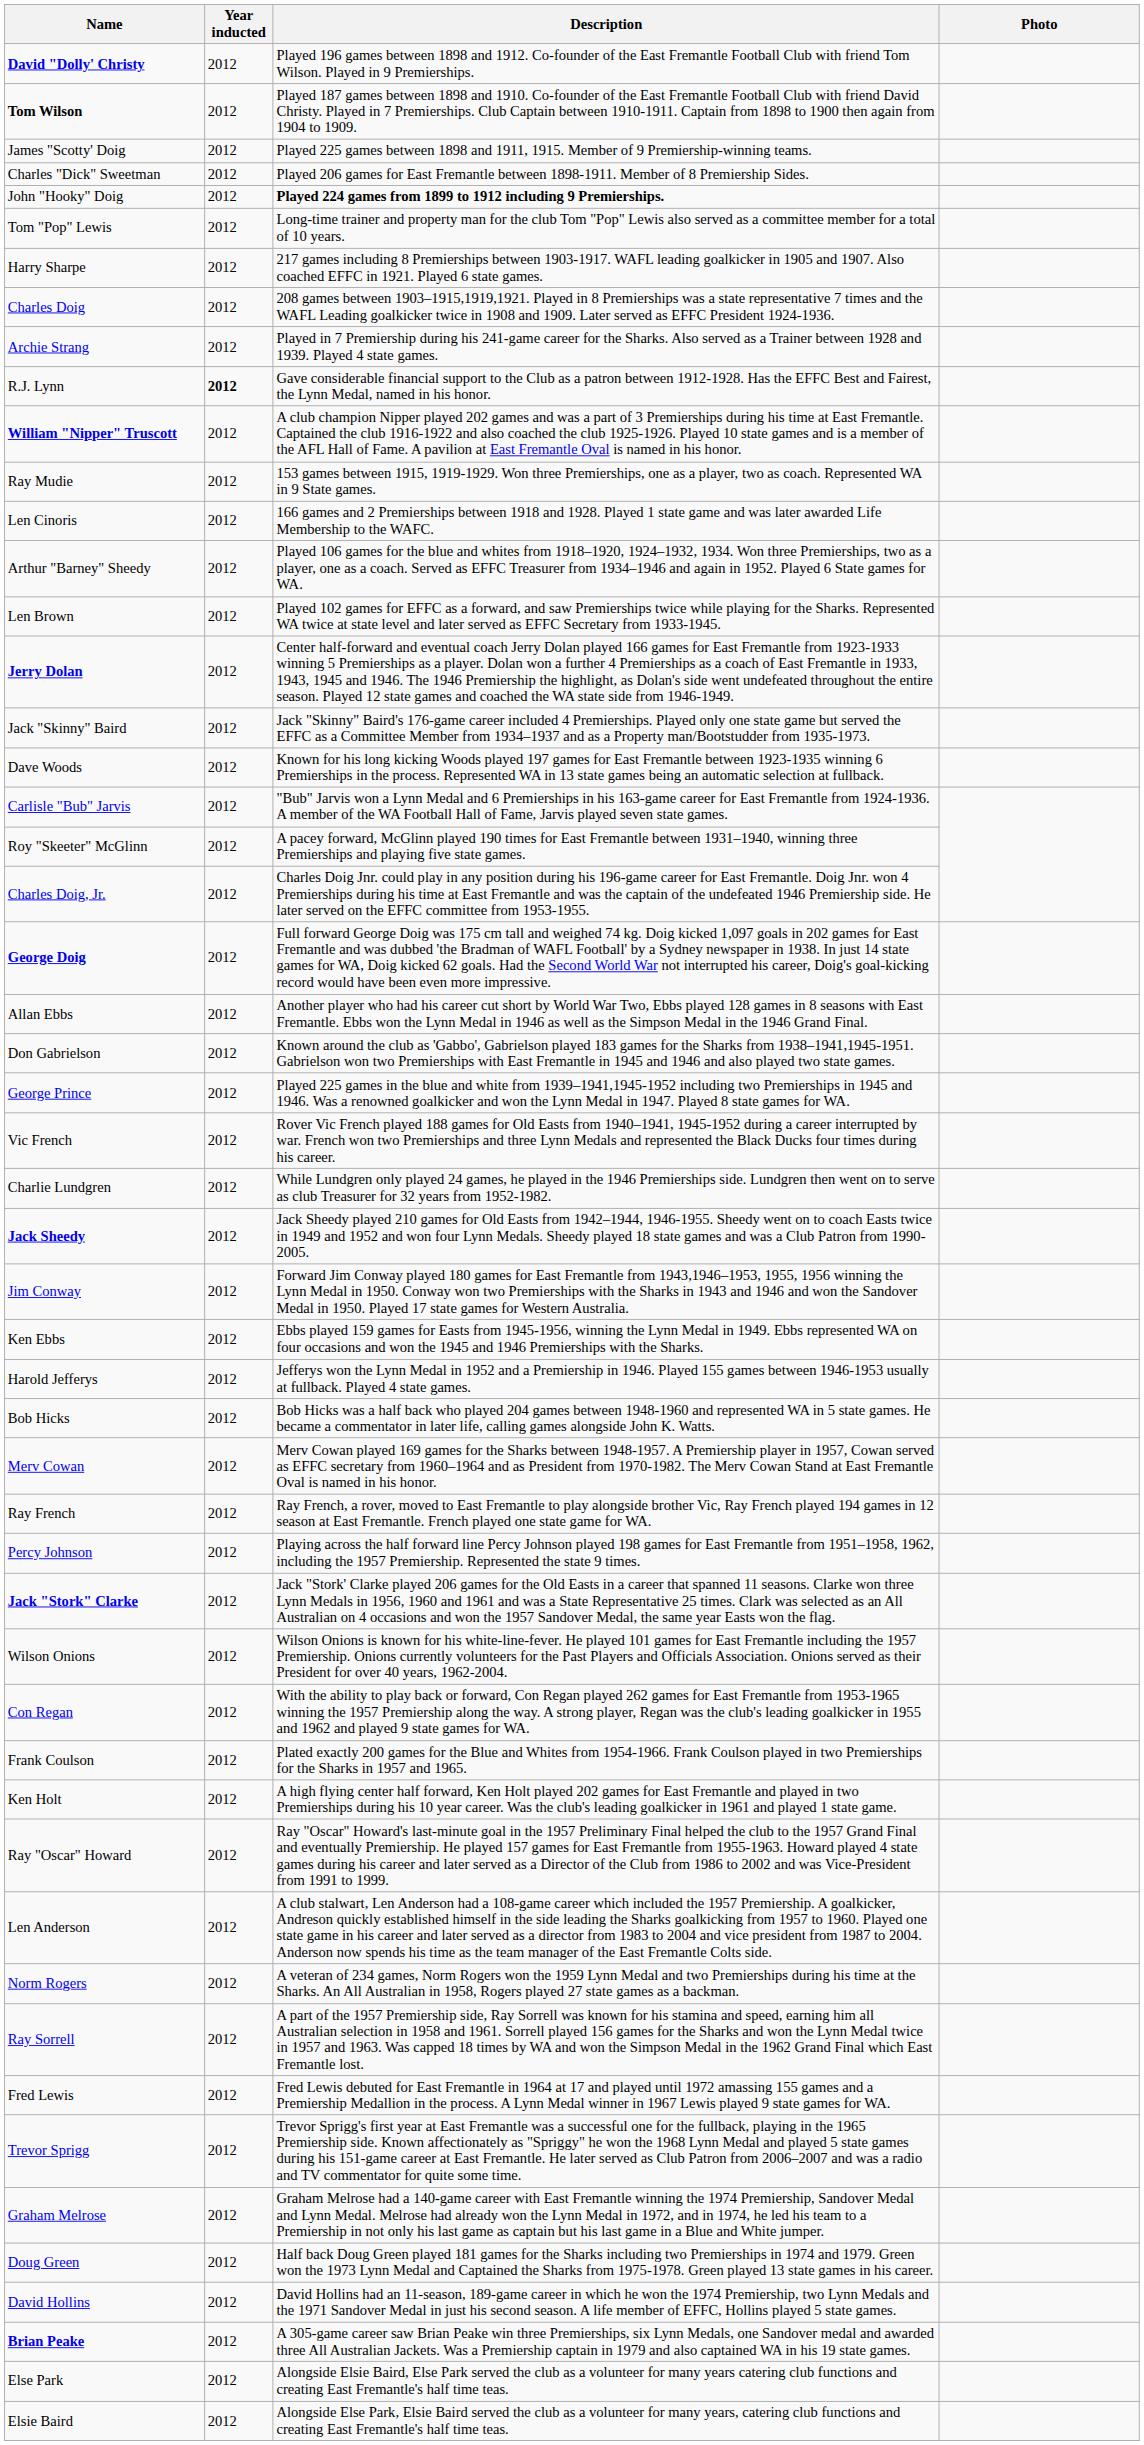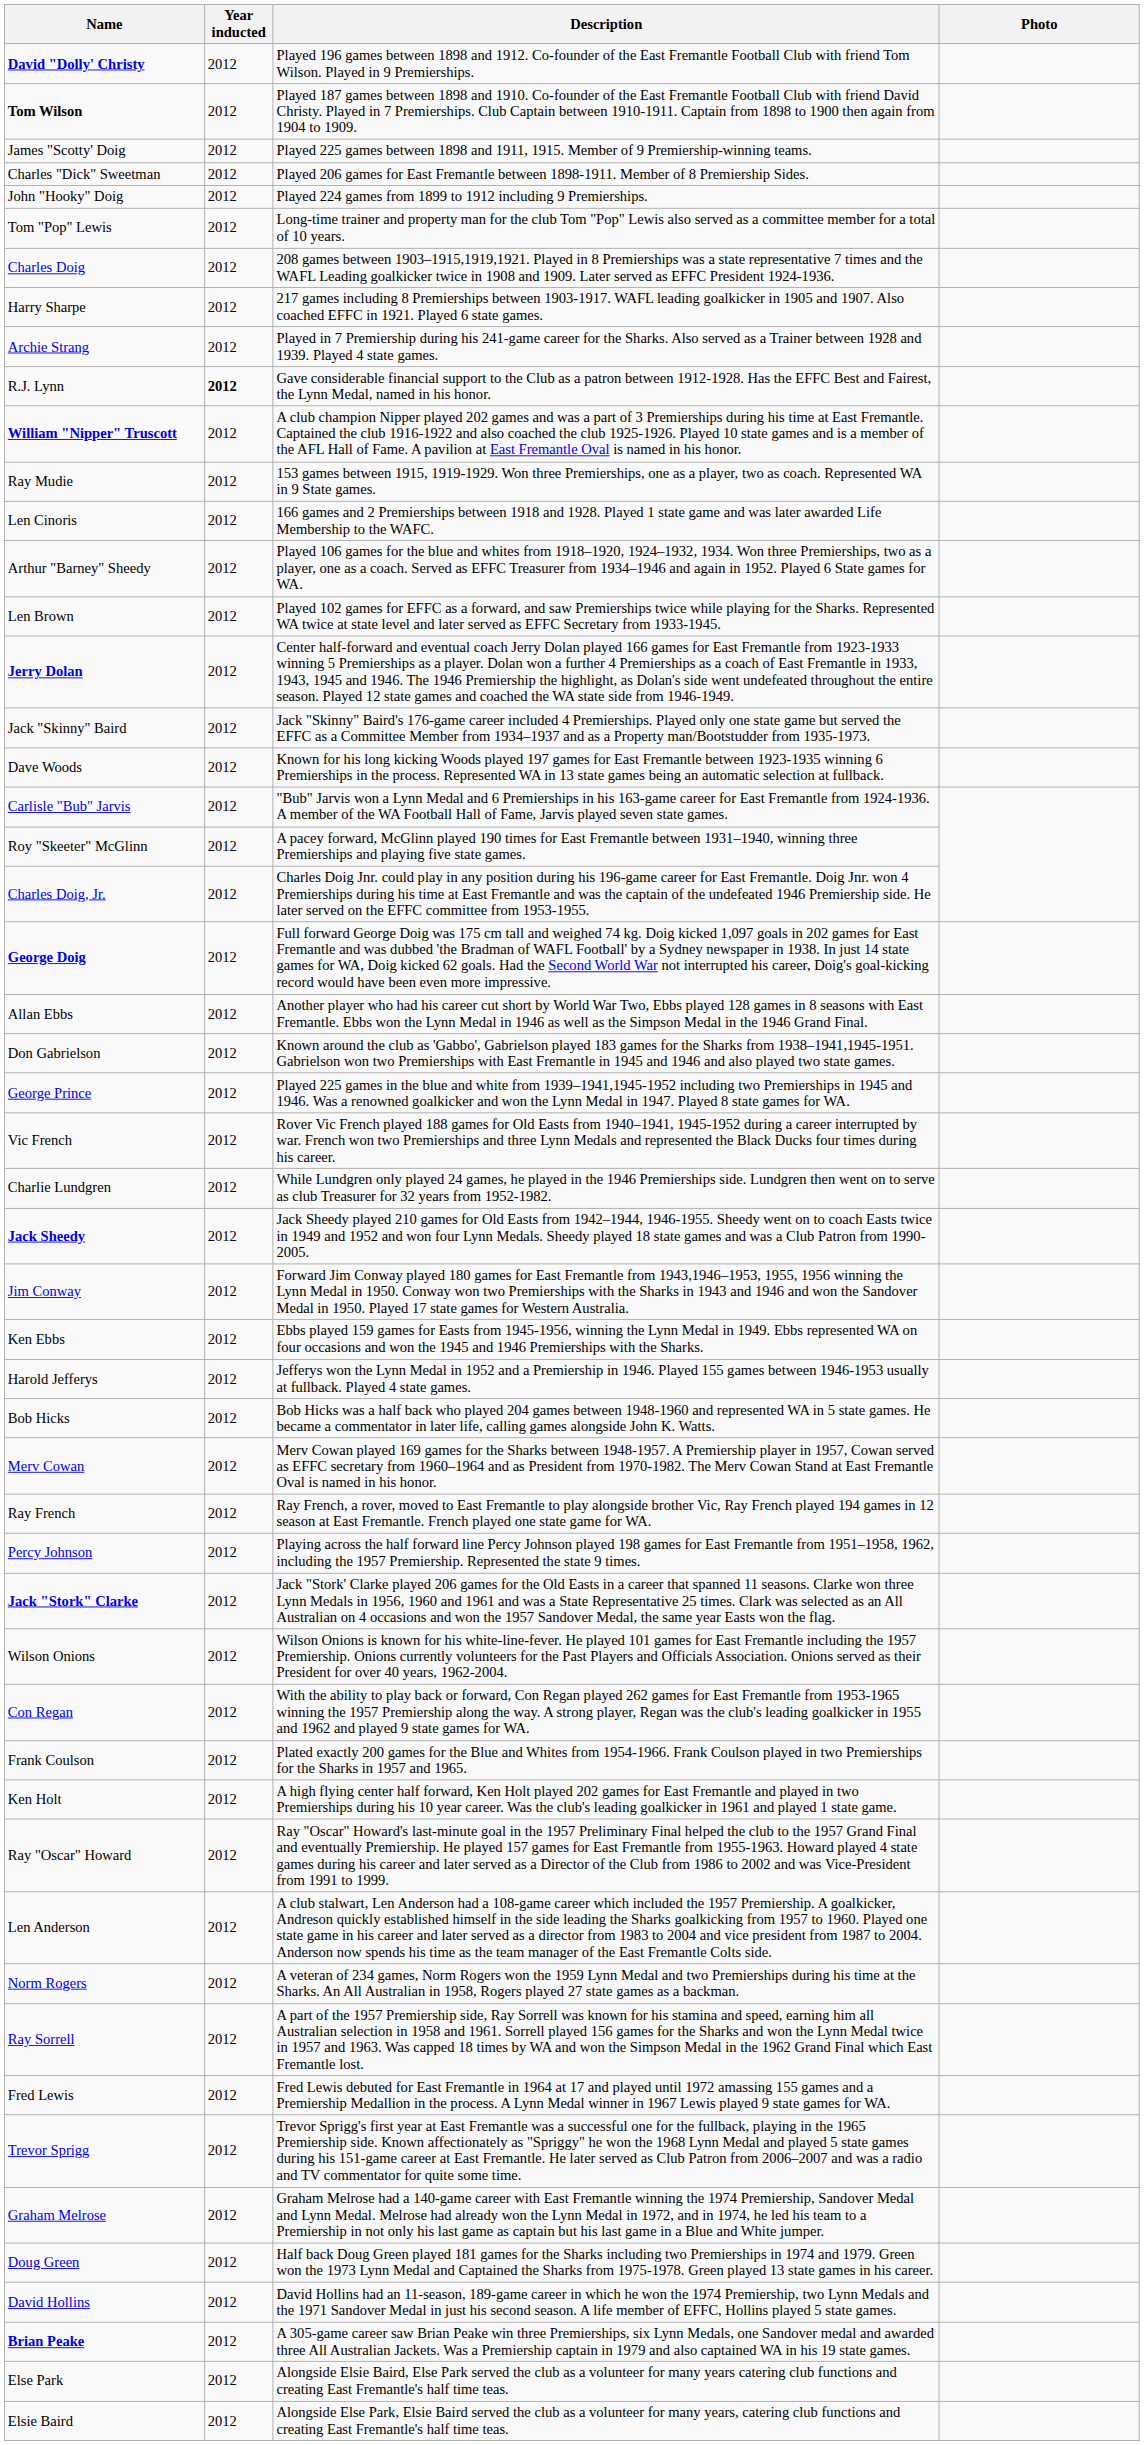(470, 197) bold -> (462, 197) normal
rows swapped: (46, 307) <-> (47, 267)
